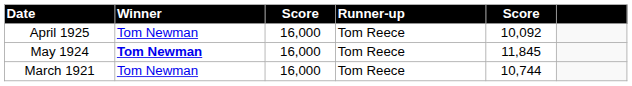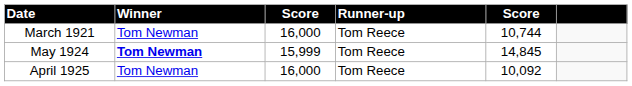rows swapped: (60, 71) <-> (60, 33)
(300, 52) 16,000 -> (300, 52) 15,999
(521, 52) 11,845 -> (521, 52) 14,845
